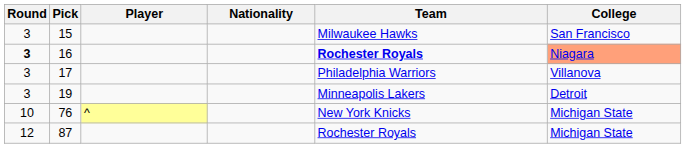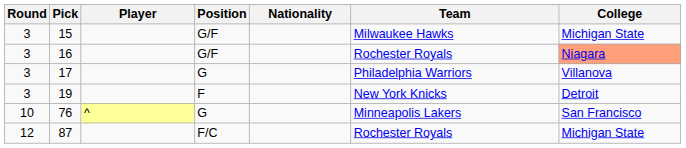+ column: (222, 14)
(590, 34) San Francisco -> (603, 34) Michigan State
(27, 53) bold -> (27, 53) normal
(370, 53) bold -> (403, 53) normal
(371, 93) Minneapolis Lakers -> (400, 93) New York Knicks
(364, 113) New York Knicks -> (407, 113) Minneapolis Lakers
(591, 113) Michigan State -> (601, 113) San Francisco
